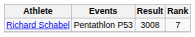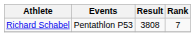(150, 25) 3008 -> (150, 25) 3808
